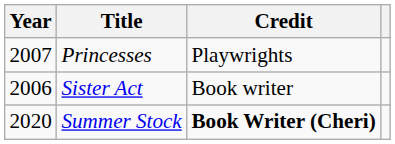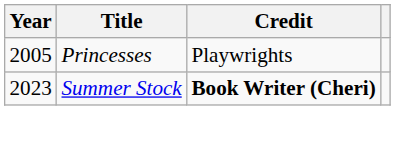(31, 54) 2007 -> (31, 54) 2005
- row: (102, 88)
(31, 121) 2020 -> (31, 88) 2023
